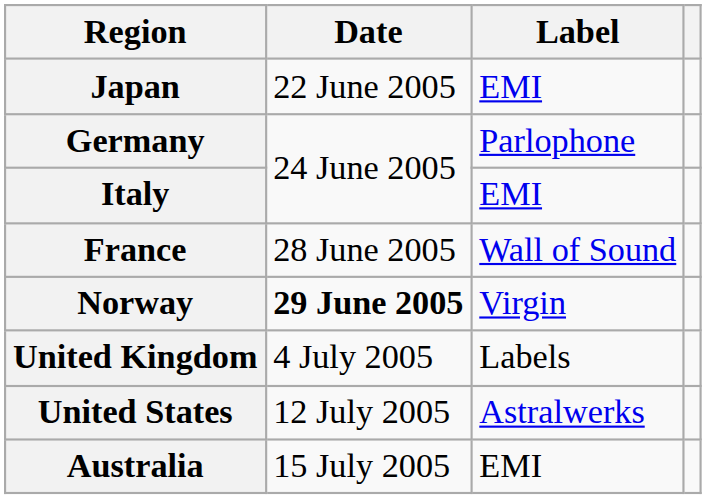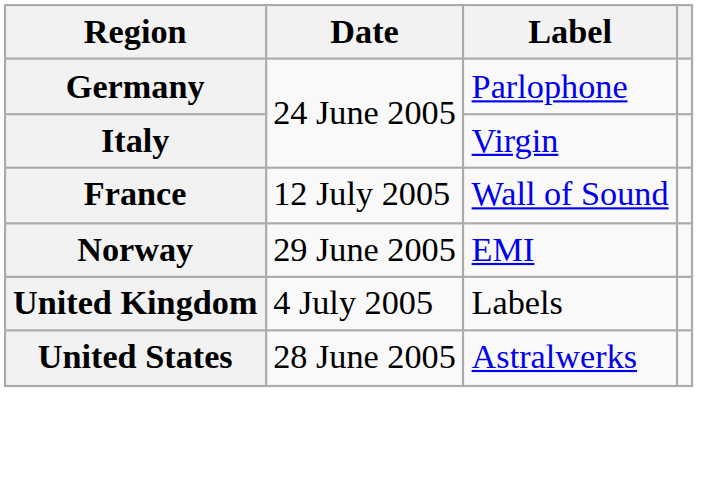- row: (135, 85)
(511, 194) EMI -> (515, 140) Virgin
(365, 248) 28 June 2005 -> (362, 194) 12 July 2005
(368, 303) bold -> (365, 248) normal
(523, 303) Virgin -> (503, 248) EMI
(362, 411) 12 July 2005 -> (365, 357) 28 June 2005
- row: (135, 466)
